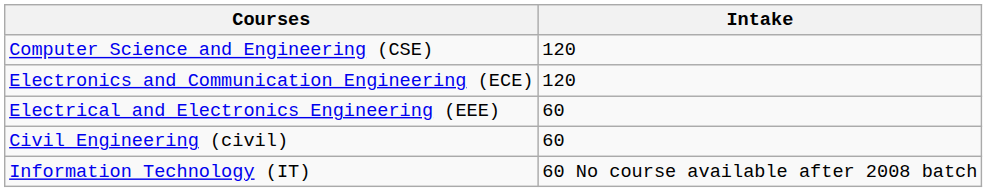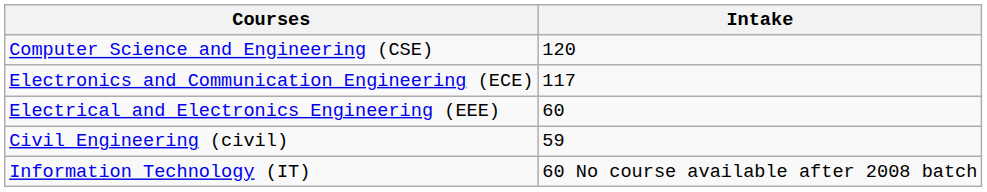(559, 80) 120 -> (559, 80) 117
(553, 141) 60 -> (553, 141) 59
